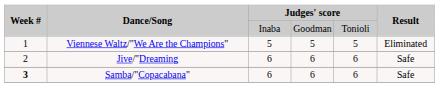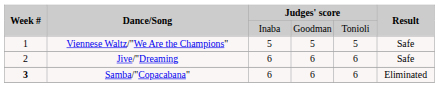(406, 43) Eliminated -> (406, 43) Safe
(406, 74) Safe -> (406, 74) Eliminated
